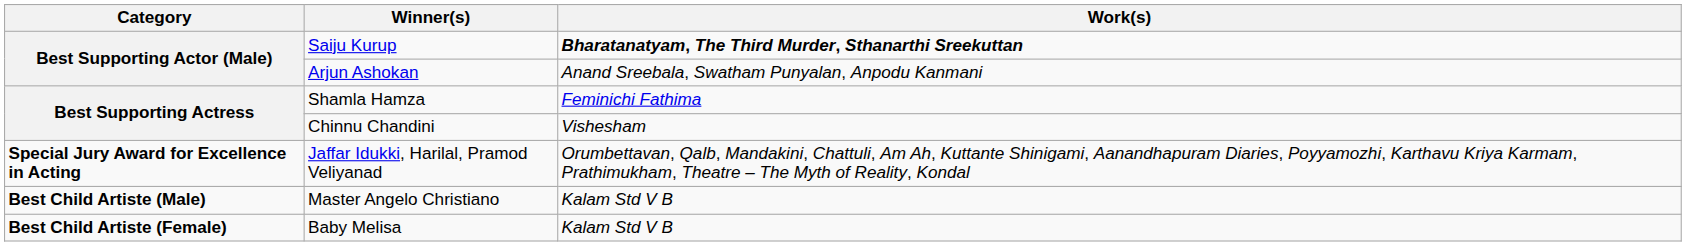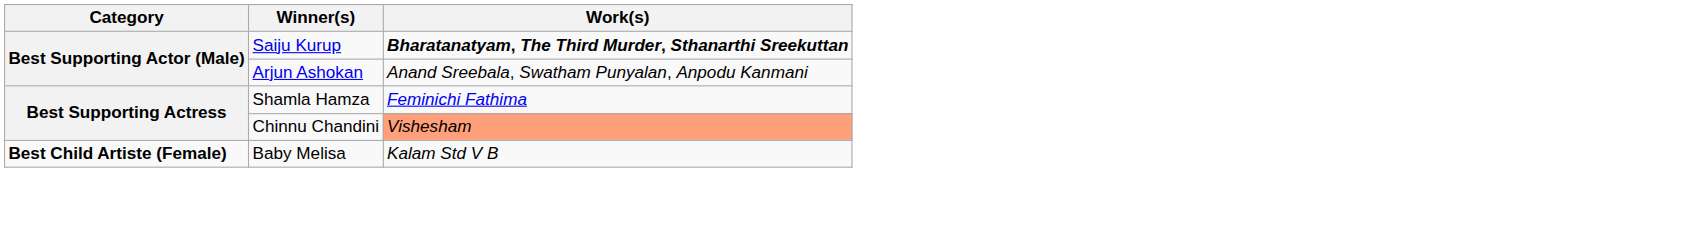(604, 126) no background -> (429, 126) lightsalmon background
- row: (418, 163)
- row: (404, 200)
